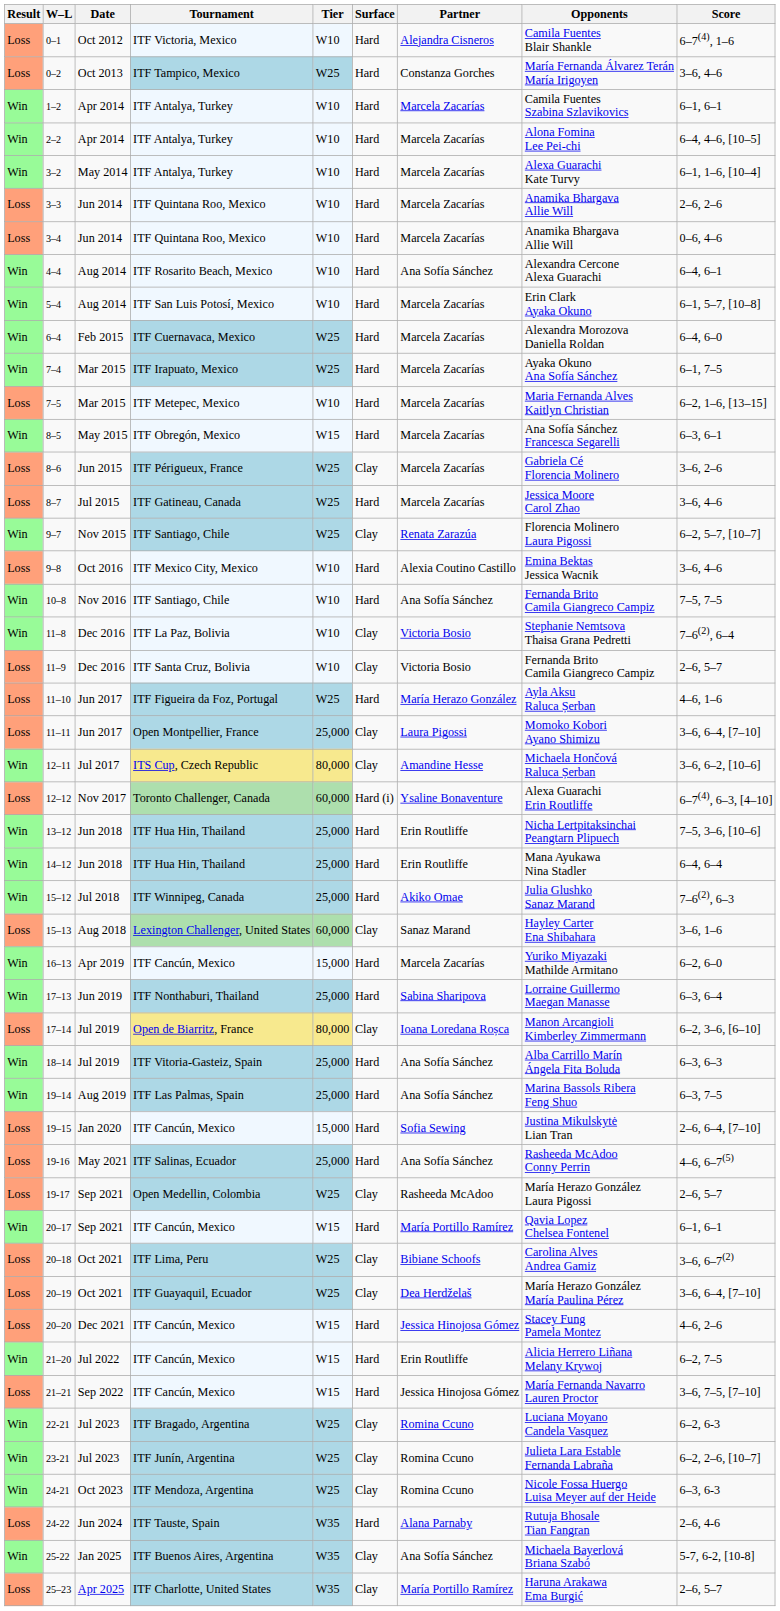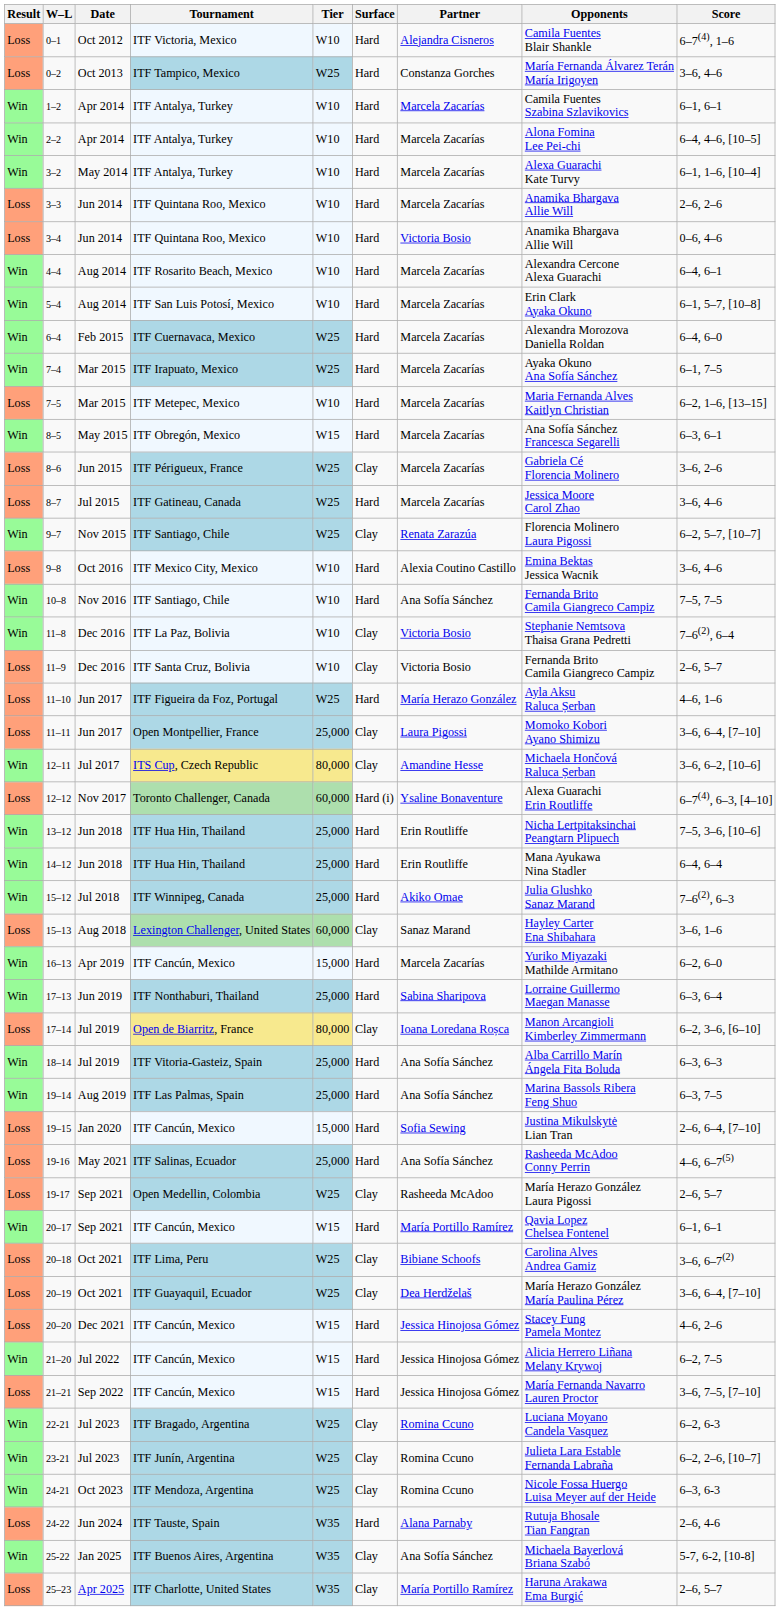(442, 238) Marcela Zacarías -> (436, 238) Victoria Bosio
(447, 271) Ana Sofía Sánchez -> (442, 271) Marcela Zacarías
(434, 1358) Erin Routliffe -> (460, 1358) Jessica Hinojosa Gómez
